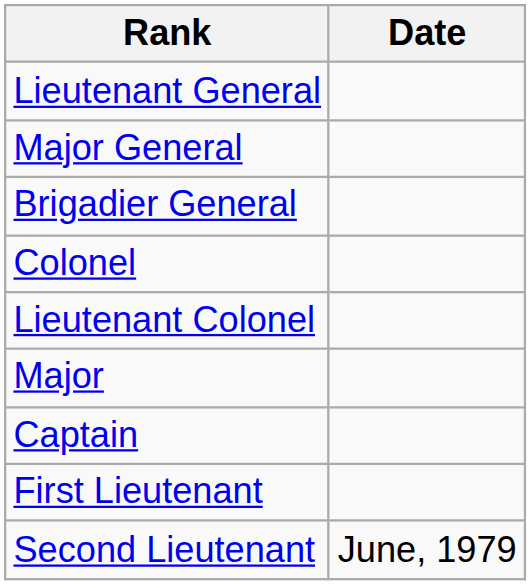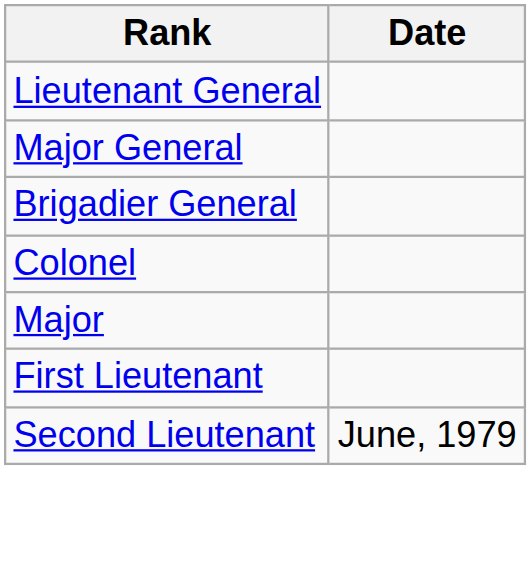- row: (164, 319)
- row: (76, 434)
